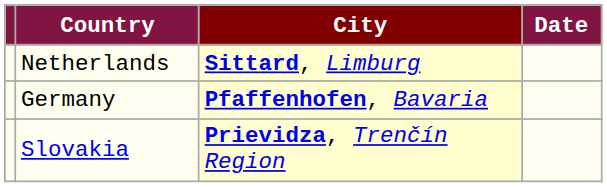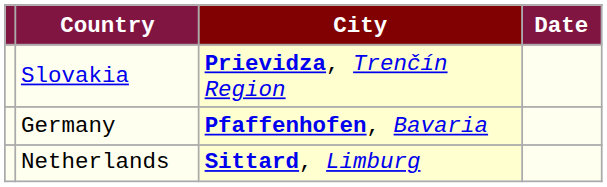rows swapped: (75, 150) <-> (95, 63)
